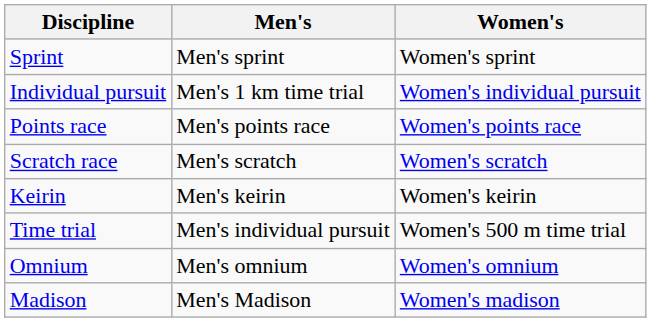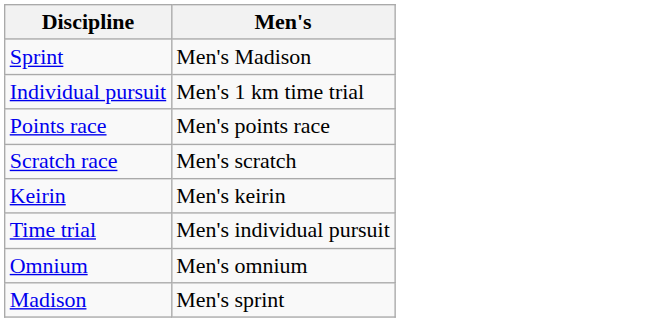- column: (520, 21)
(230, 56) Men's sprint -> (244, 56) Men's Madison
(244, 299) Men's Madison -> (230, 299) Men's sprint
